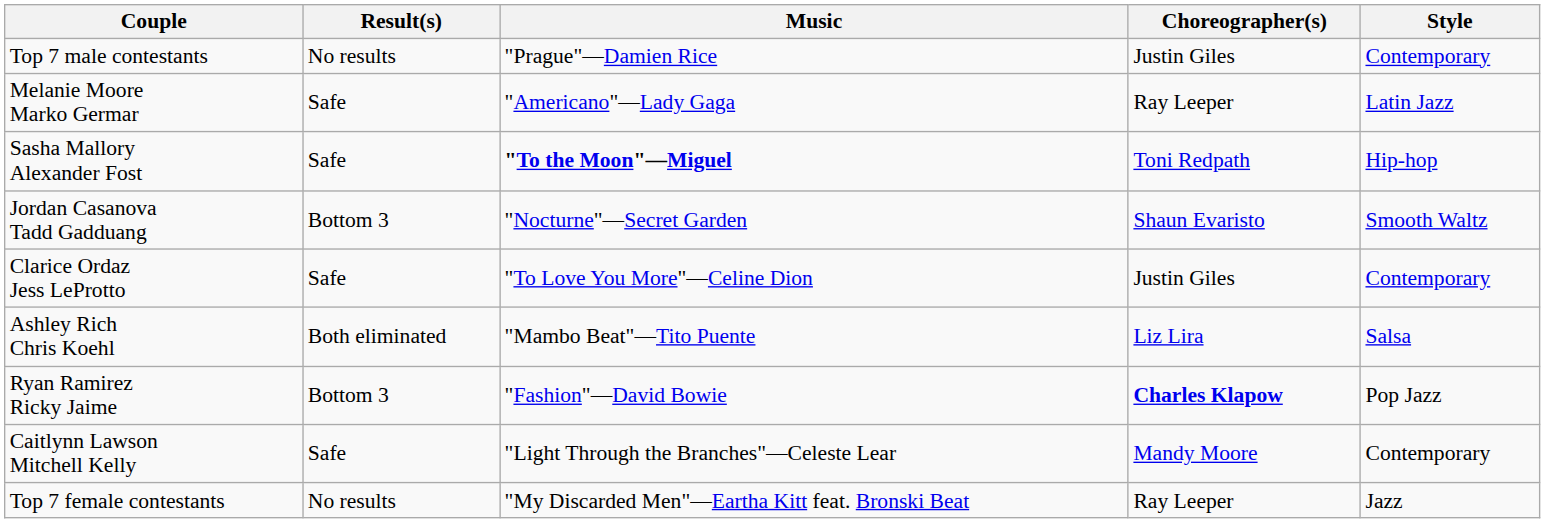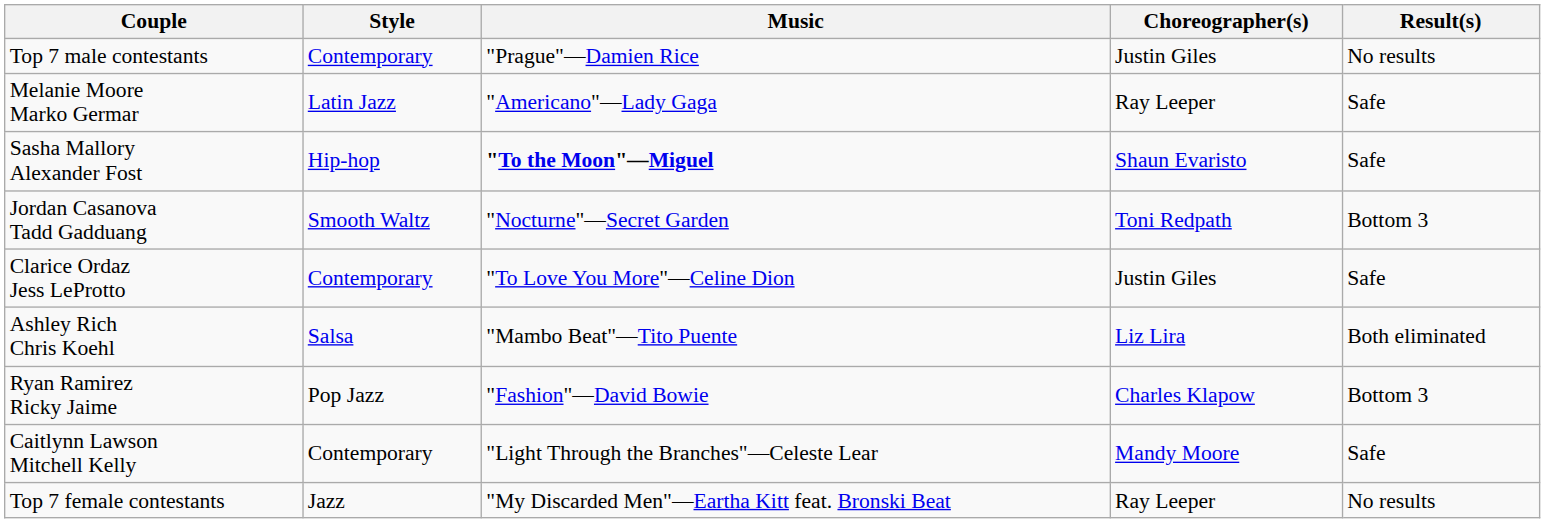columns swapped: (1450, 21) <-> (401, 21)
(1192, 160) Toni Redpath -> (1181, 160) Shaun Evaristo
(1199, 219) Shaun Evaristo -> (1173, 219) Toni Redpath
(1208, 395) bold -> (1185, 395) normal
